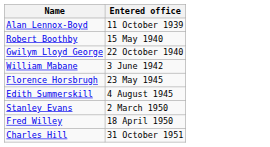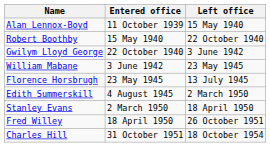+ column: (226, 11)
